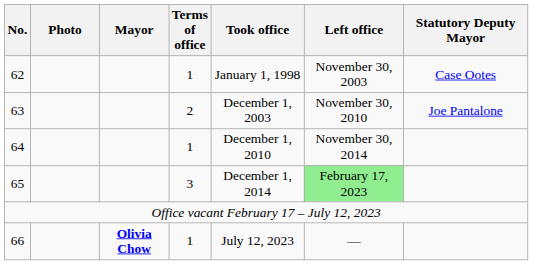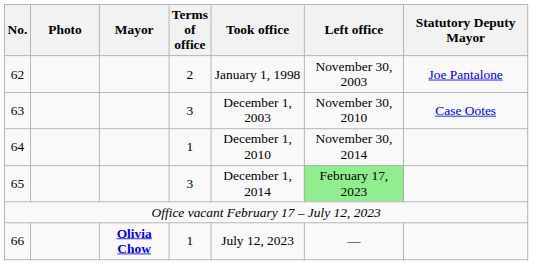(190, 74) 1 -> (190, 74) 2
(466, 74) Case Ootes -> (466, 74) Joe Pantalone
(190, 110) 2 -> (190, 110) 3
(466, 110) Joe Pantalone -> (466, 110) Case Ootes
